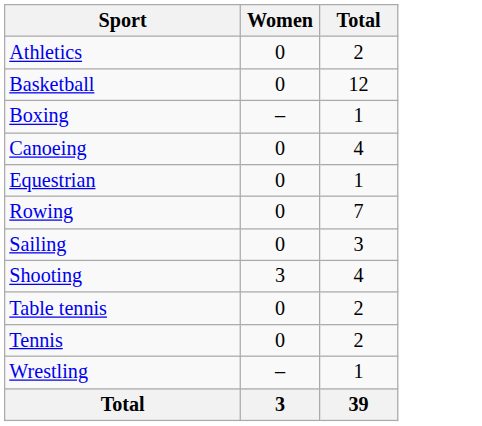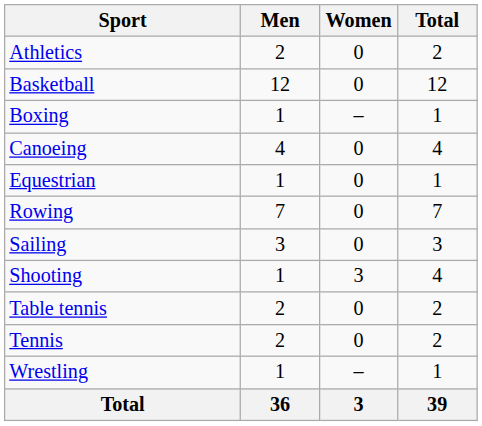+ column: (280, 20)
